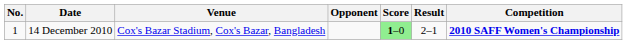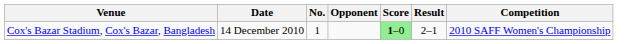columns swapped: (15, 13) <-> (221, 13)
(534, 30) bold -> (530, 30) normal
